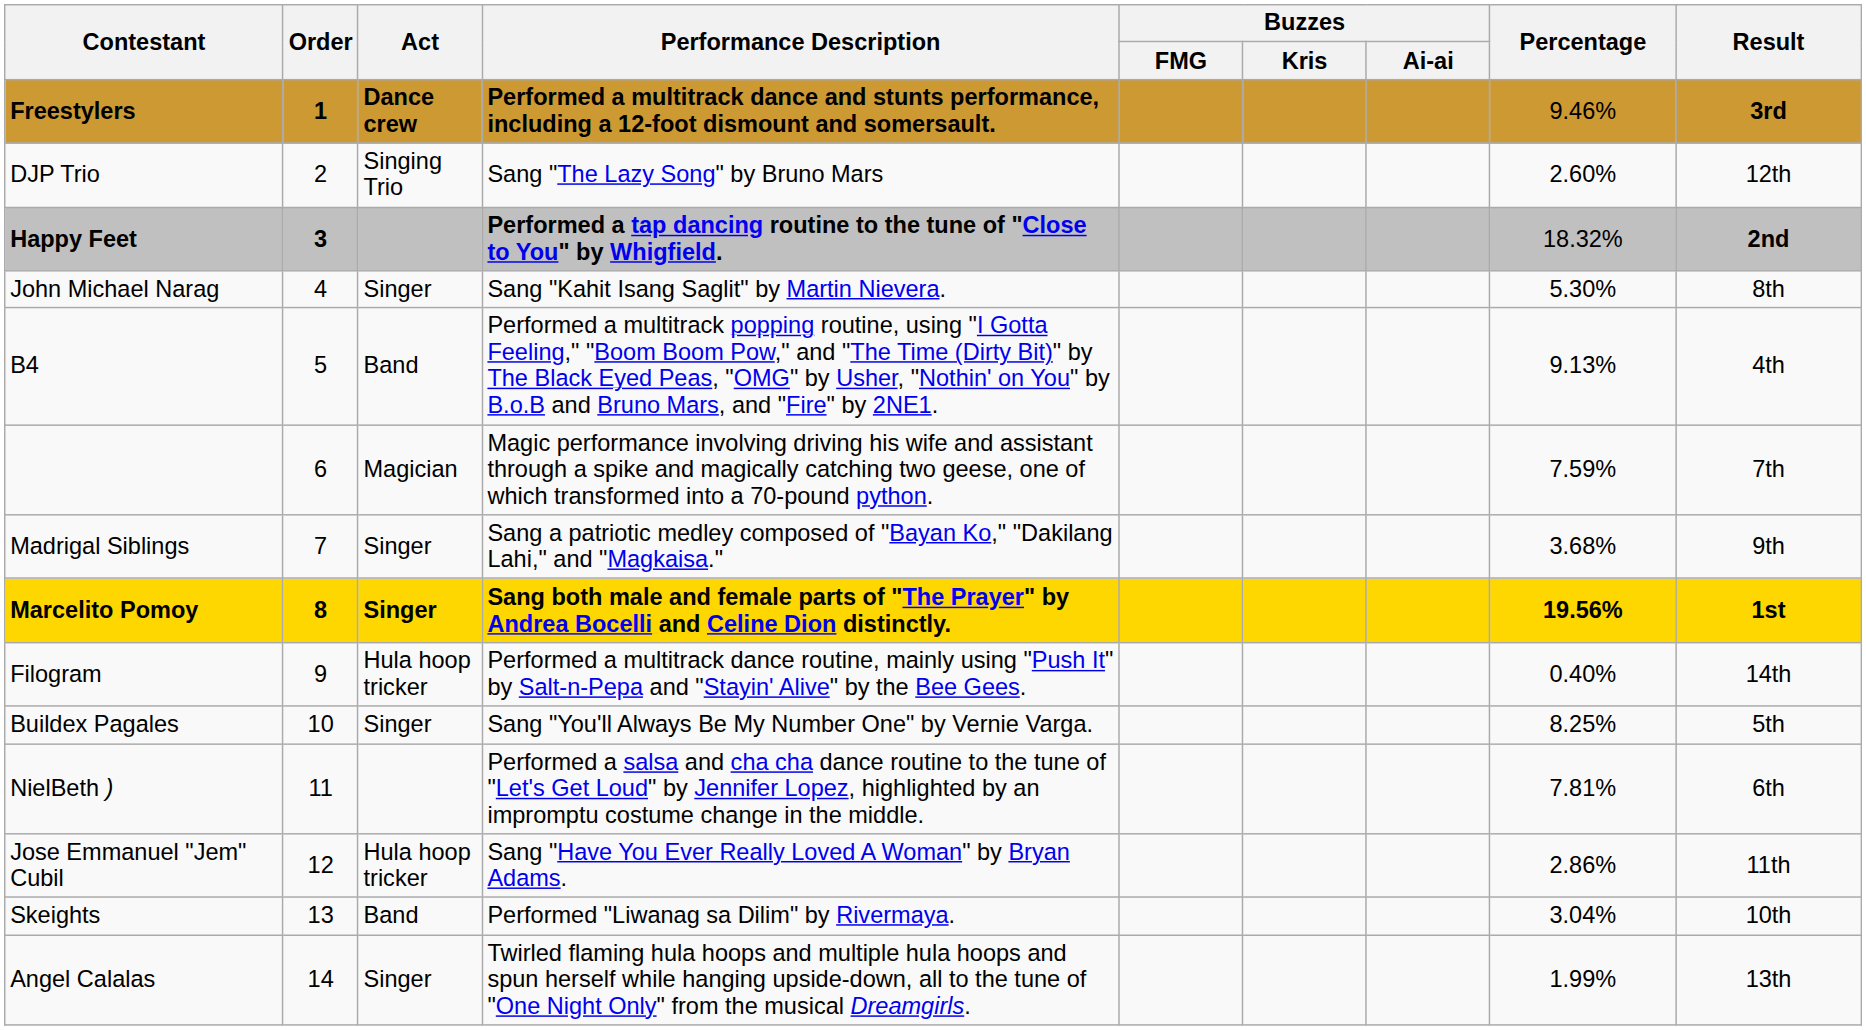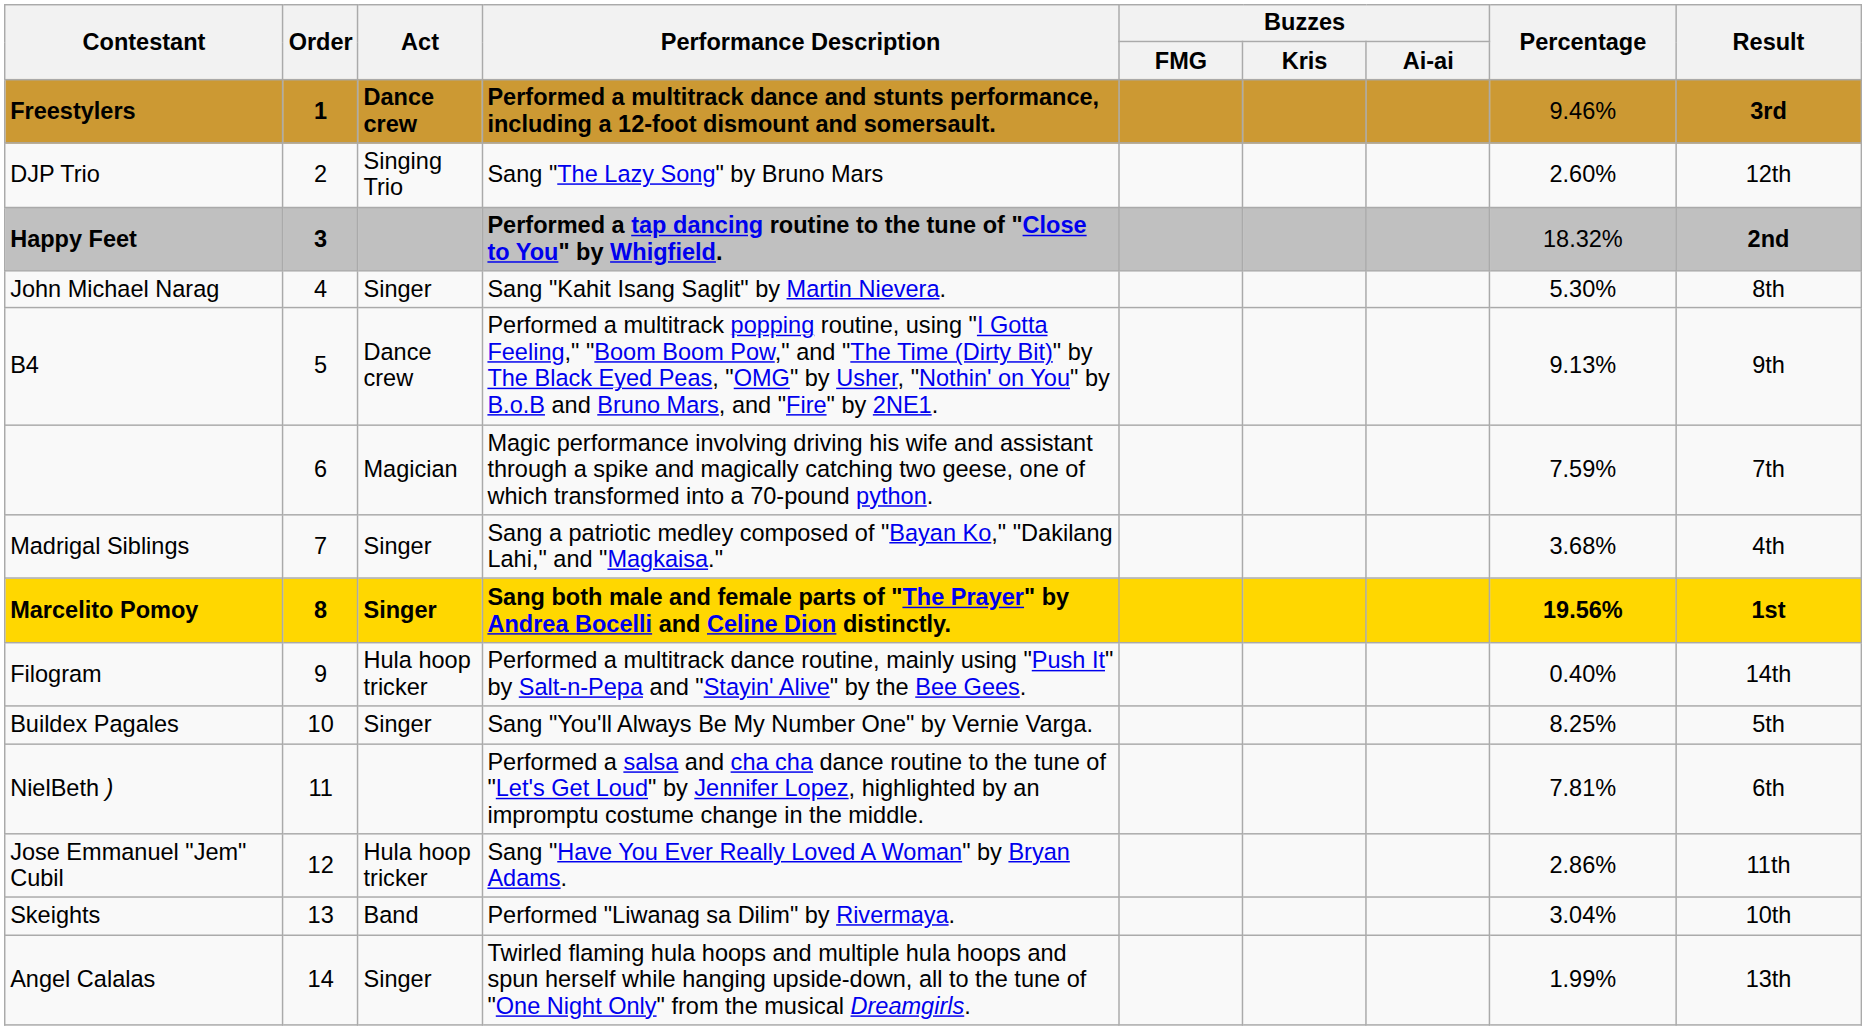(391, 366) Band -> (398, 366) Dance crew
(1769, 366) 4th -> (1769, 366) 9th
(1769, 546) 9th -> (1769, 546) 4th
